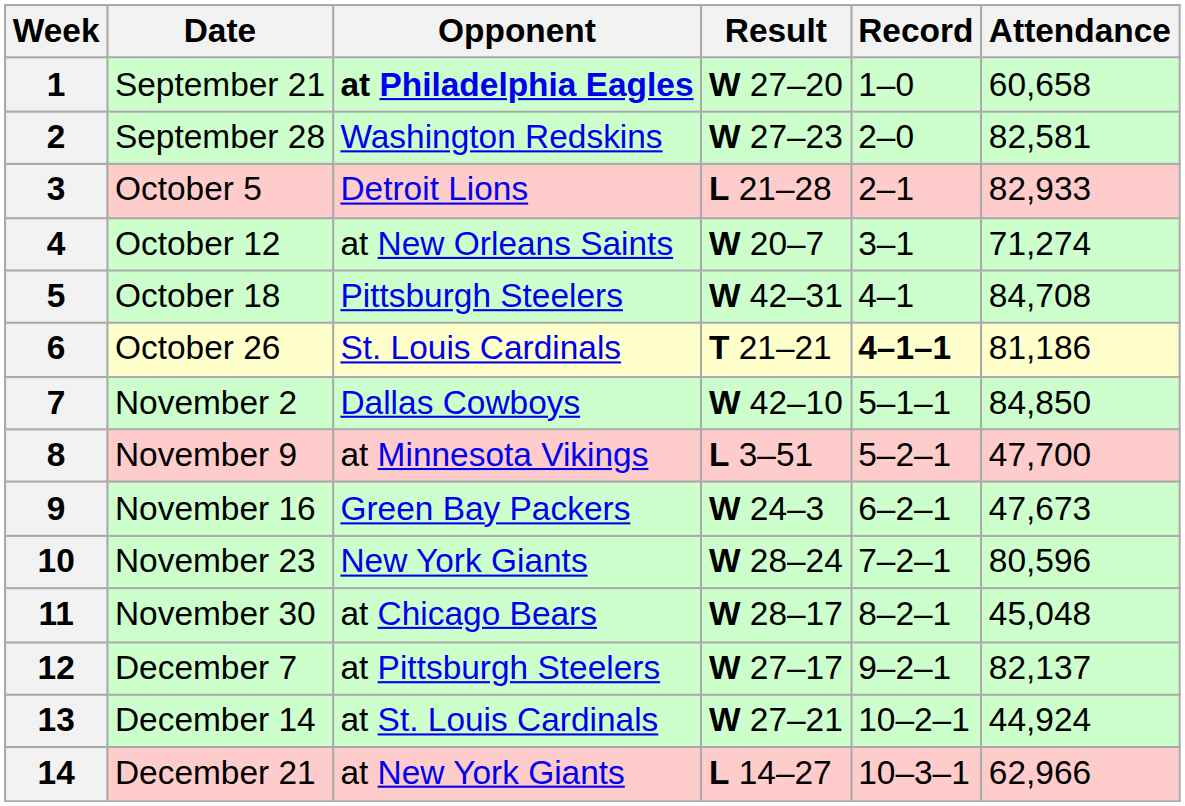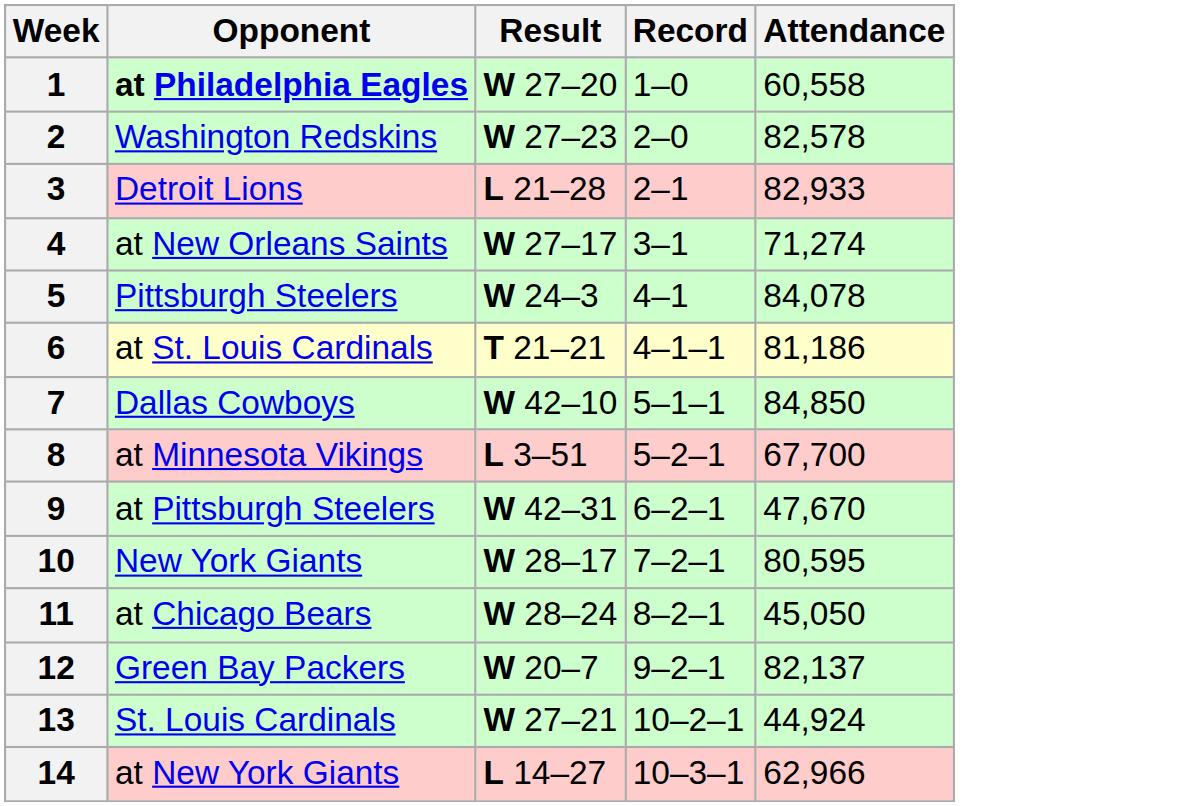- column: (220, 31)
(1040, 84) 60,658 -> (814, 84) 60,558
(1040, 137) 82,581 -> (814, 137) 82,578
(767, 243) W 20–7 -> (550, 243) W 27–17
(776, 296) W 42–31 -> (541, 296) W 24–3
(1040, 296) 84,708 -> (814, 296) 84,078
(481, 349) St. Louis Cardinals -> (274, 349) at St. Louis Cardinals
(905, 349) bold -> (679, 349) normal
(1040, 455) 47,700 -> (814, 455) 67,700
(485, 508) Green Bay Packers -> (275, 508) at Pittsburgh Steelers
(767, 508) W 24–3 -> (550, 508) W 42–31
(1040, 508) 47,673 -> (814, 508) 47,670
(776, 561) W 28–24 -> (550, 561) W 28–17
(1040, 561) 80,596 -> (814, 561) 80,595
(776, 614) W 28–17 -> (550, 614) W 28–24
(1040, 614) 45,048 -> (814, 614) 45,050
(500, 667) at Pittsburgh Steelers -> (260, 667) Green Bay Packers
(776, 667) W 27–17 -> (541, 667) W 20–7
(499, 720) at St. Louis Cardinals -> (255, 720) St. Louis Cardinals
